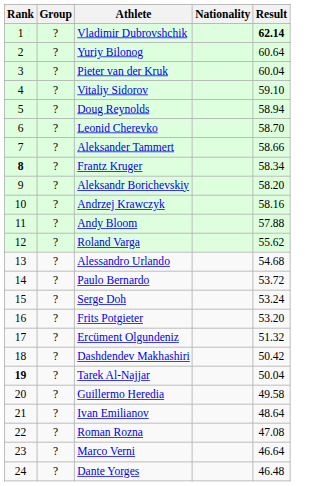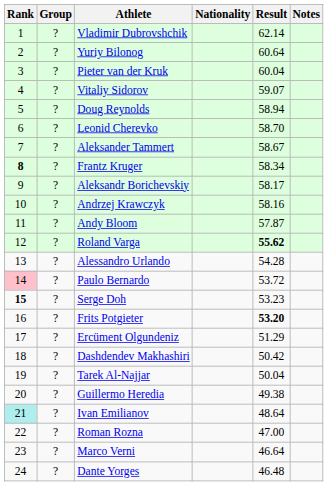+ column: (306, 14)
(271, 33) bold -> (271, 33) normal
(271, 90) 59.10 -> (271, 90) 59.07
(271, 147) 58.66 -> (271, 147) 58.67
(271, 185) 58.20 -> (271, 185) 58.17
(271, 223) 57.88 -> (271, 223) 57.87
(271, 242) normal -> (271, 242) bold
(271, 261) 54.68 -> (271, 261) 54.28
(21, 280) no background -> (21, 280) pink background
(21, 299) normal -> (21, 299) bold
(271, 299) 53.24 -> (271, 299) 53.23
(271, 318) normal -> (271, 318) bold
(271, 338) 51.32 -> (271, 338) 51.29
(21, 376) bold -> (21, 376) normal
(271, 395) 49.58 -> (271, 395) 49.38
(21, 414) no background -> (21, 414) paleturquoise background
(271, 433) 47.08 -> (271, 433) 47.00
